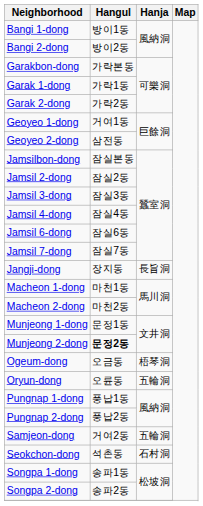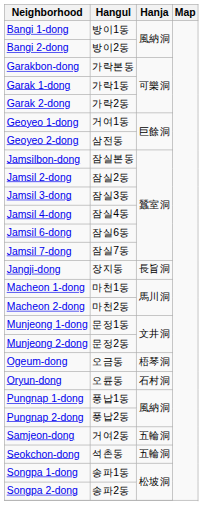(111, 343) bold -> (111, 343) normal
(154, 380) 五輪洞 -> (154, 380) 石村洞
(154, 454) 石村洞 -> (154, 454) 五輪洞
